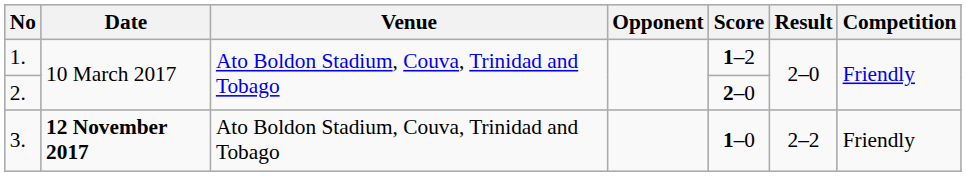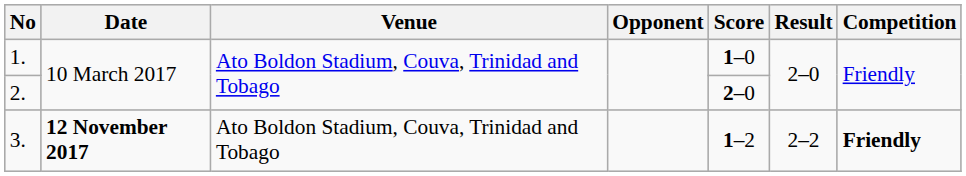(739, 56) 1–2 -> (739, 56) 1–0
(739, 139) 1–0 -> (739, 139) 1–2
(879, 139) normal -> (882, 139) bold
